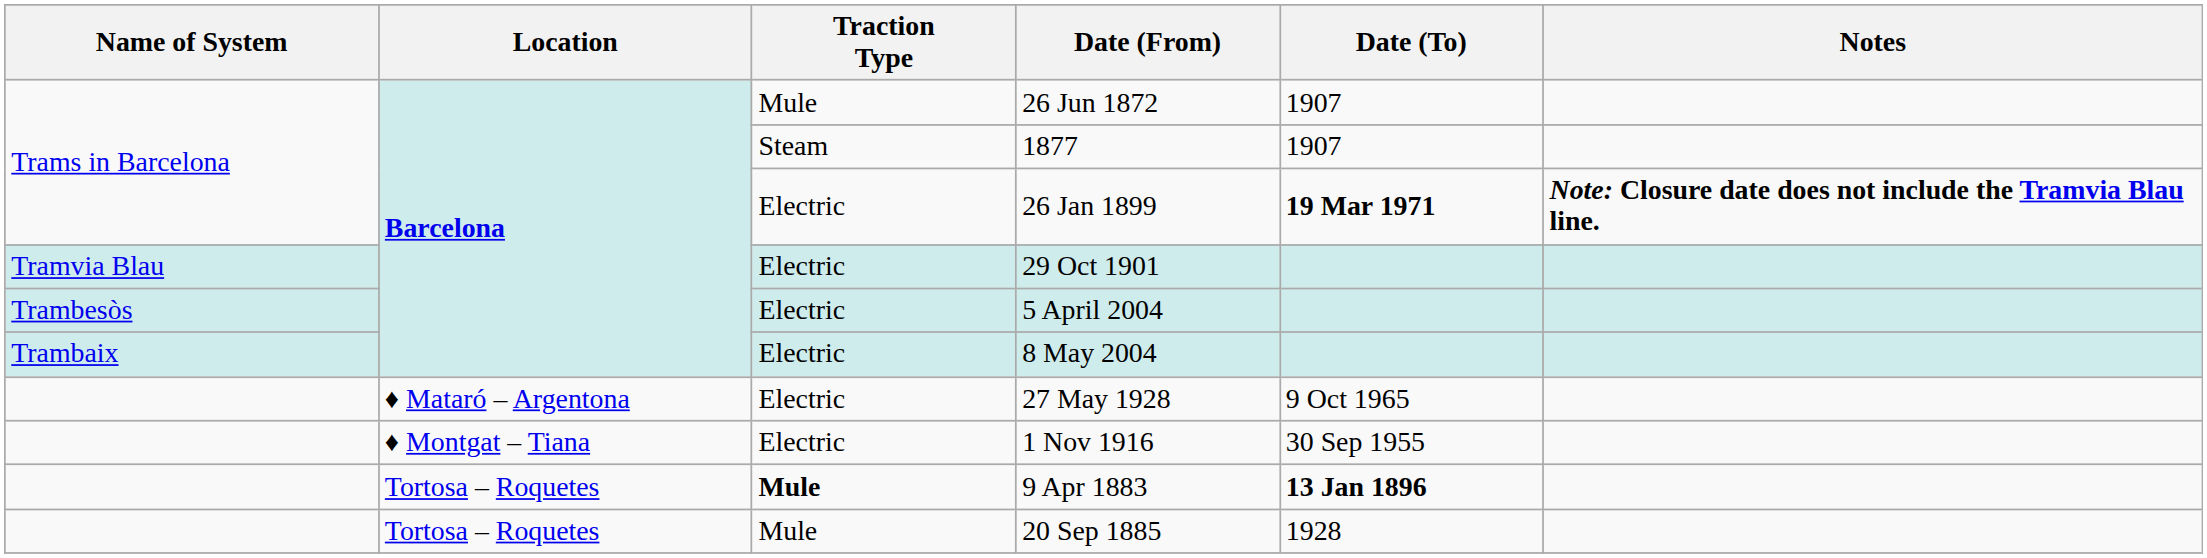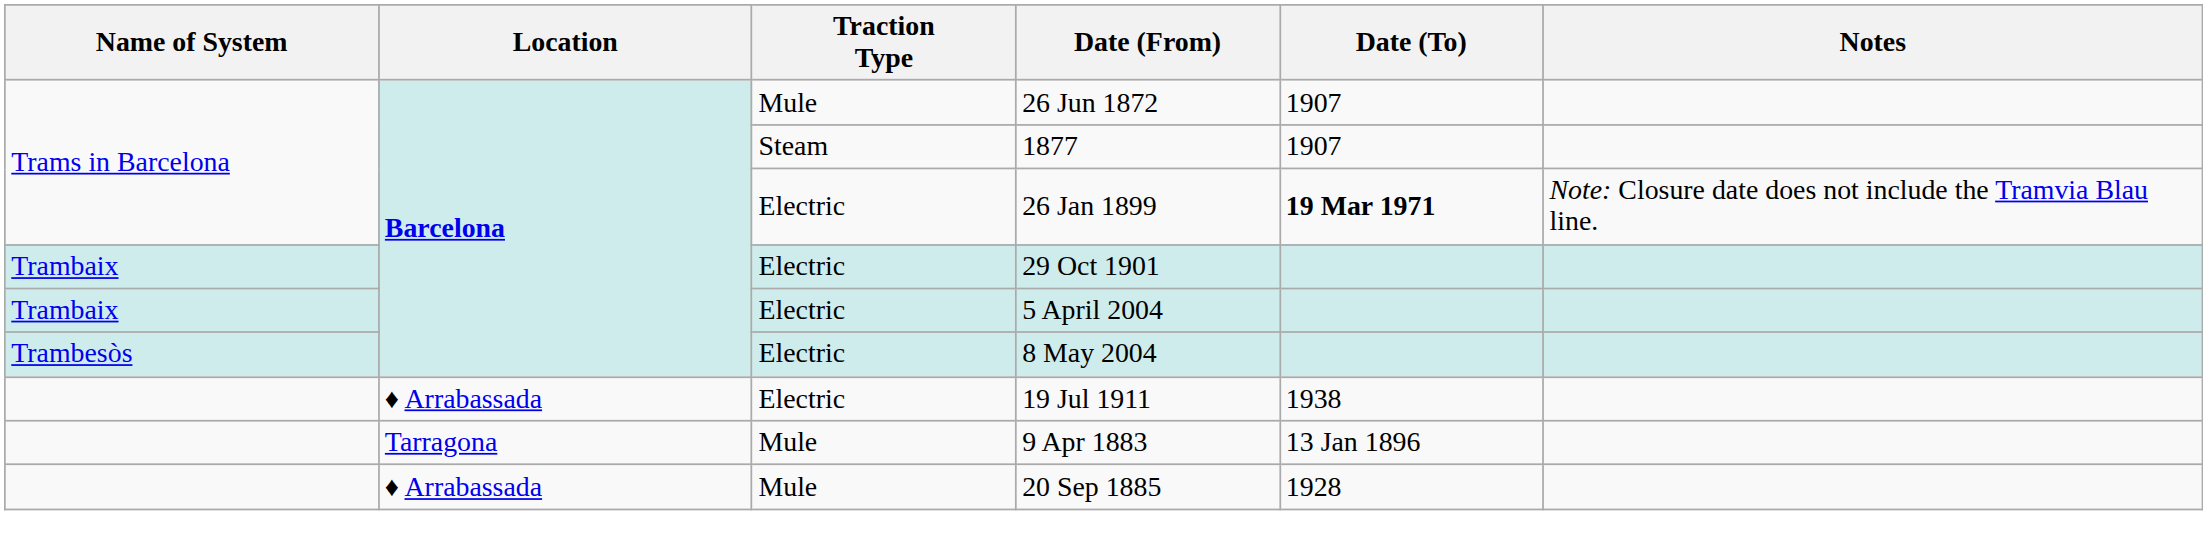(1867, 206) bold -> (1849, 206) normal
(88, 265) Tramvia Blau -> (65, 265) Trambaix
(72, 309) Trambesòs -> (65, 309) Trambaix
(65, 354) Trambaix -> (72, 354) Trambesòs
+ row: (1087, 398)
- row: (1096, 398)
- row: (1088, 442)
(492, 486) Tortosa – Roquetes -> (441, 442) Tarragona
(789, 486) bold -> (788, 442) normal
(1356, 486) bold -> (1353, 442) normal
(492, 530) Tortosa – Roquetes -> (463, 486) ♦ Arrabassada
